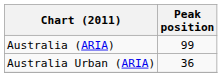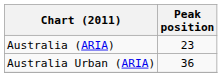(187, 45) 99 -> (187, 45) 23
